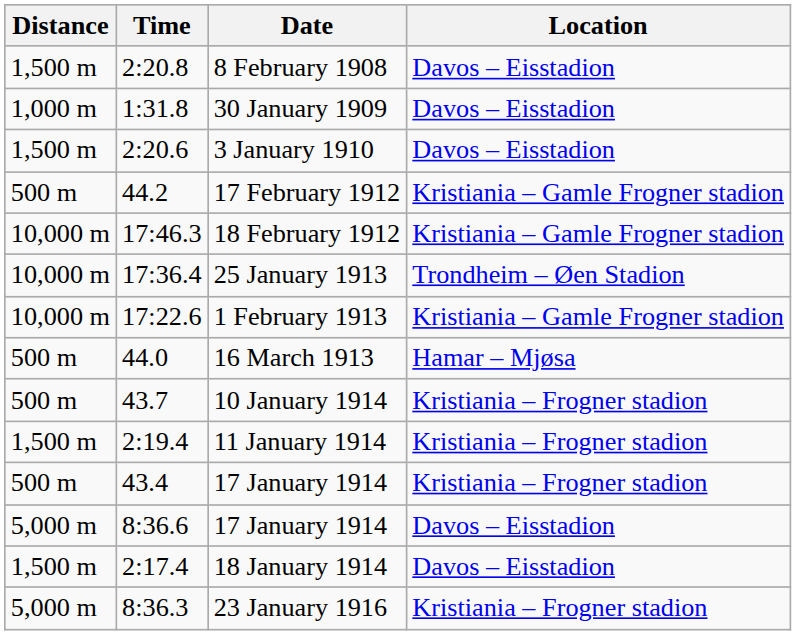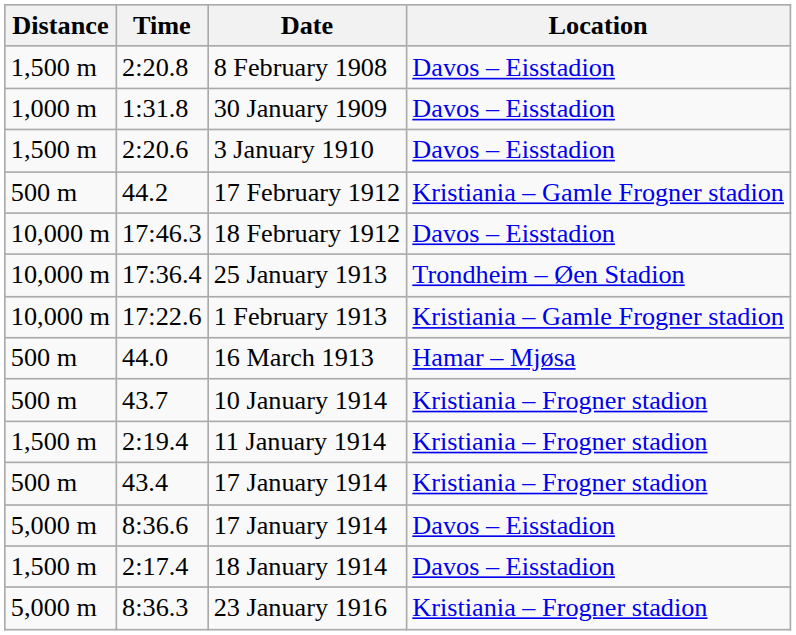(598, 233) Kristiania – Gamle Frogner stadion -> (514, 233) Davos – Eisstadion
